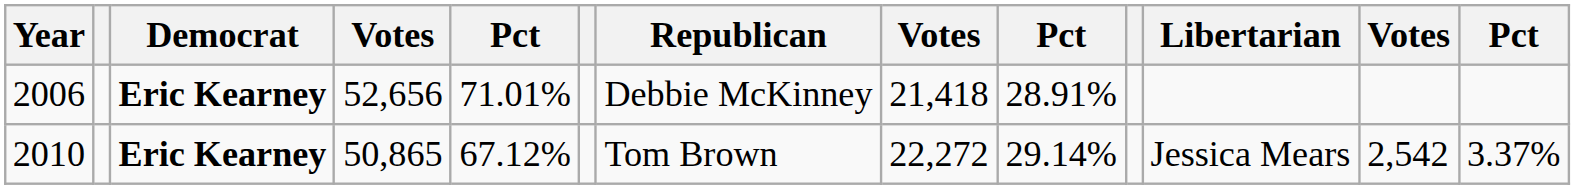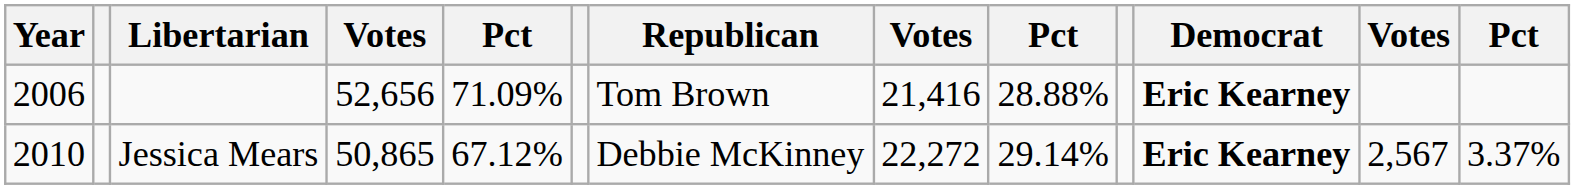columns swapped: (222, 34) <-> (1250, 34)
(515, 93) 71.01% -> (507, 93) 71.09%
(738, 93) Debbie McKinney -> (683, 93) Tom Brown
(939, 93) 21,418 -> (931, 93) 21,416
(1061, 93) 28.91% -> (1053, 93) 28.88%
(691, 153) Tom Brown -> (730, 153) Debbie McKinney
(1408, 153) 2,542 -> (1408, 153) 2,567
